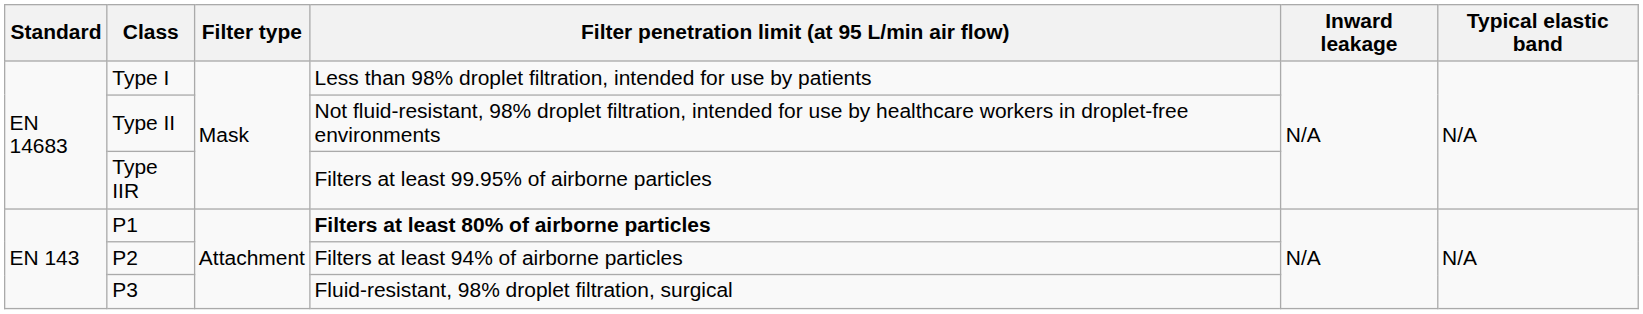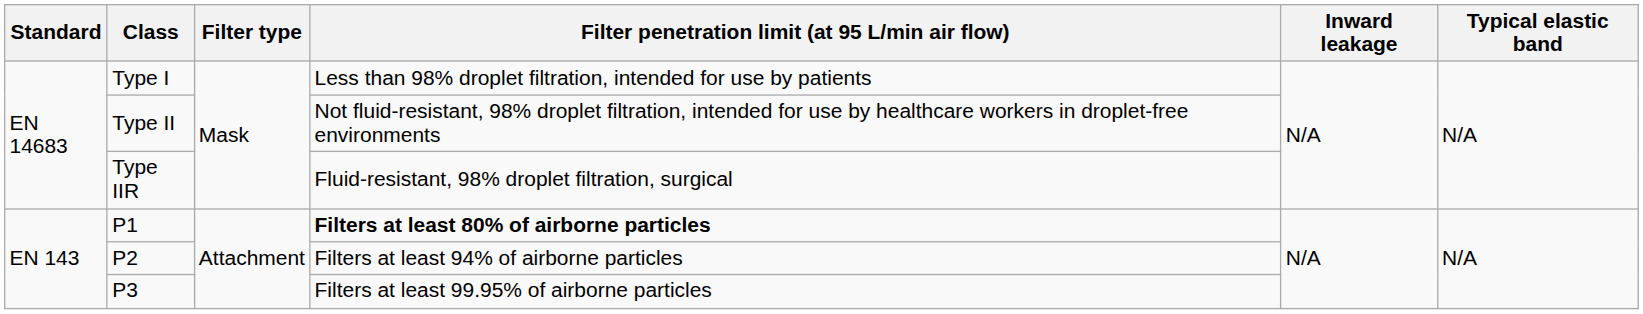(513, 179) Filters at least 99.95% of airborne particles -> (524, 179) Fluid-resistant, 98% droplet filtration, surgical
(524, 291) Fluid-resistant, 98% droplet filtration, surgical -> (513, 291) Filters at least 99.95% of airborne particles
